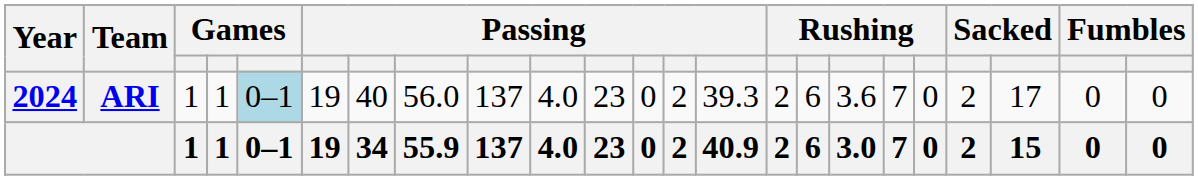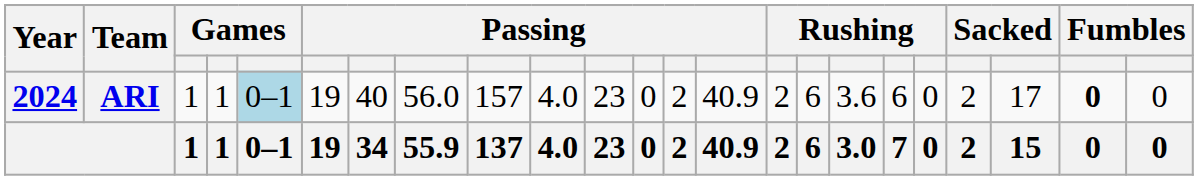(499, 96) 137 -> (499, 96) 157
(731, 96) 39.3 -> (731, 96) 40.9
(899, 96) 7 -> (899, 96) 6
(1093, 96) normal -> (1093, 96) bold
